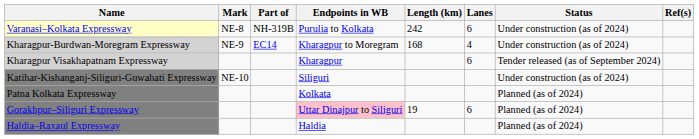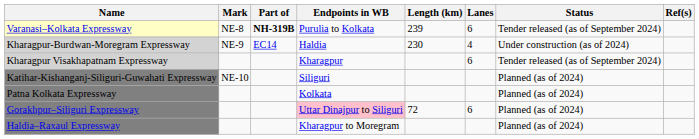(274, 28) normal -> (274, 28) bold
(415, 28) 242 -> (415, 28) 239
(563, 28) Under construction (as of 2024) -> (579, 28) Tender released (as of September 2024)
(349, 45) Kharagpur to Moregram -> (313, 45) Haldia
(415, 45) 168 -> (415, 45) 230
(563, 77) Under construction (as of 2024) -> (541, 77) Planned (as of 2024)
(412, 110) 19 -> (413, 110) 72
(312, 126) Haldia -> (349, 126) Kharagpur to Moregram
